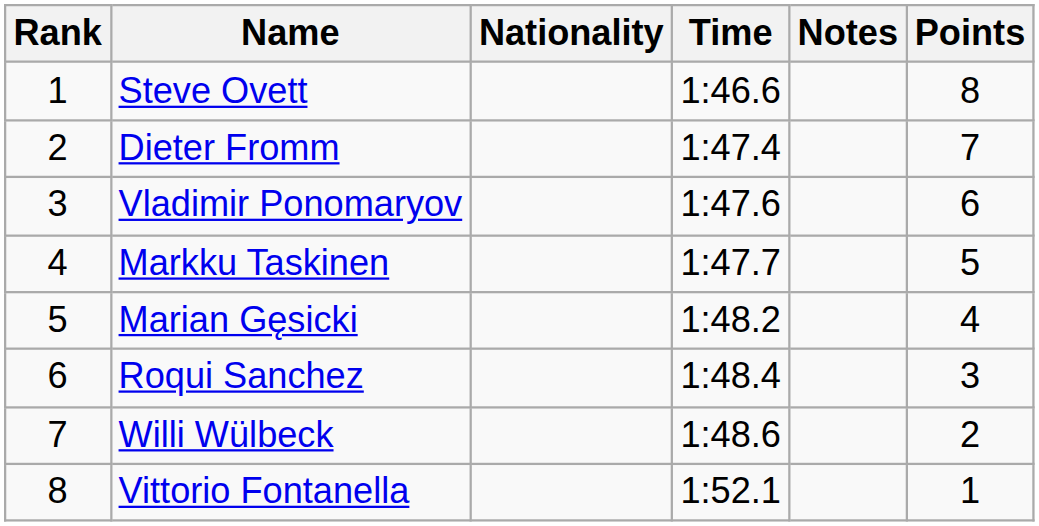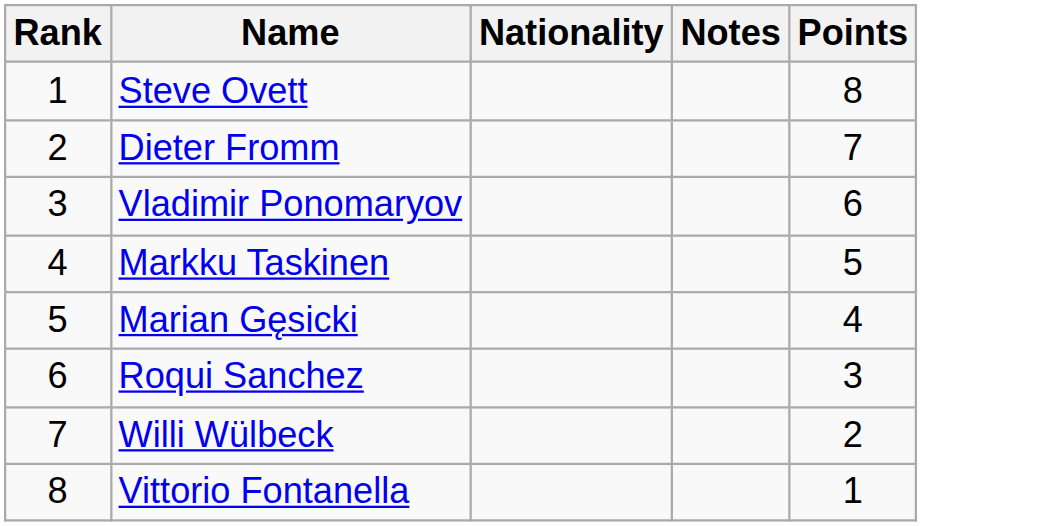- column: (731, 33)
